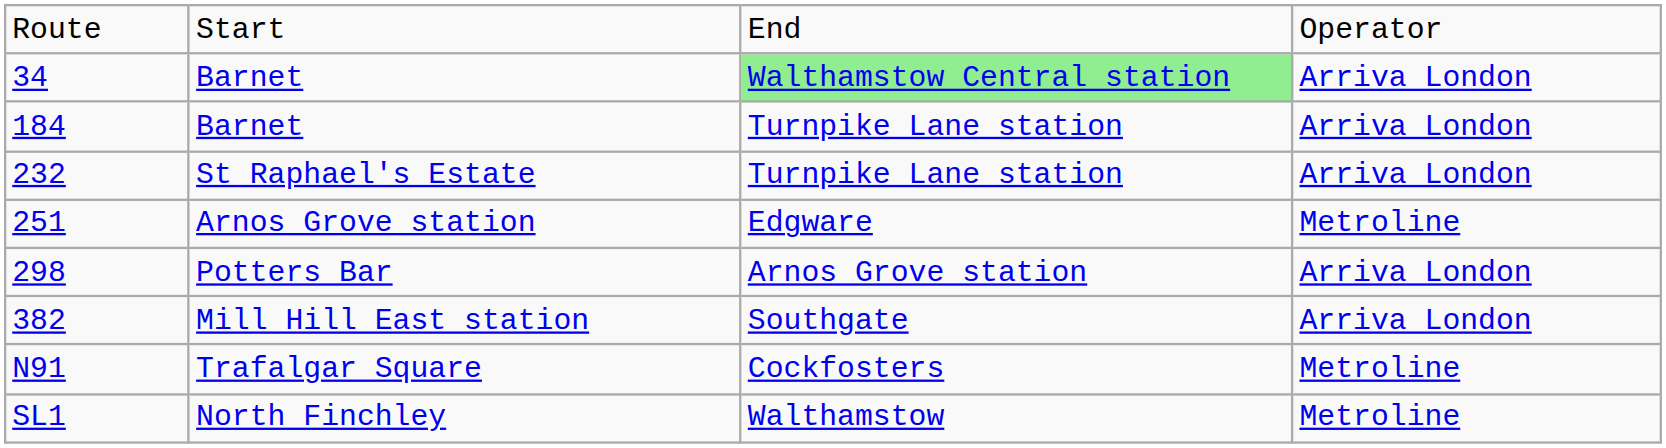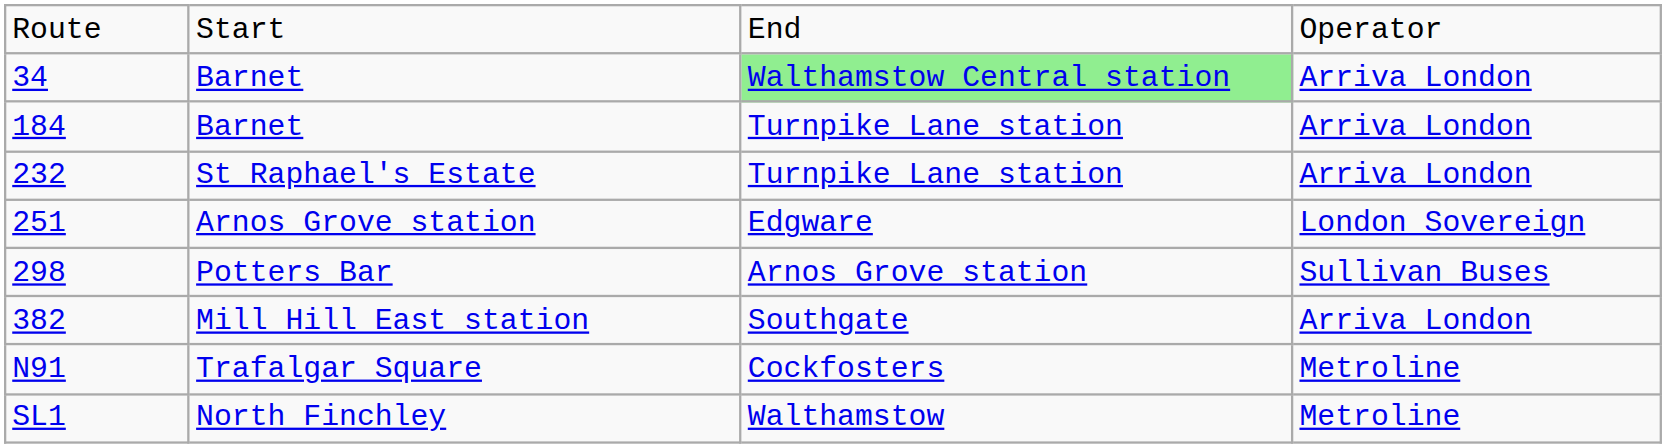(1380, 223) Metroline -> (1442, 223) London Sovereign
(1416, 272) Arriva London -> (1425, 272) Sullivan Buses
